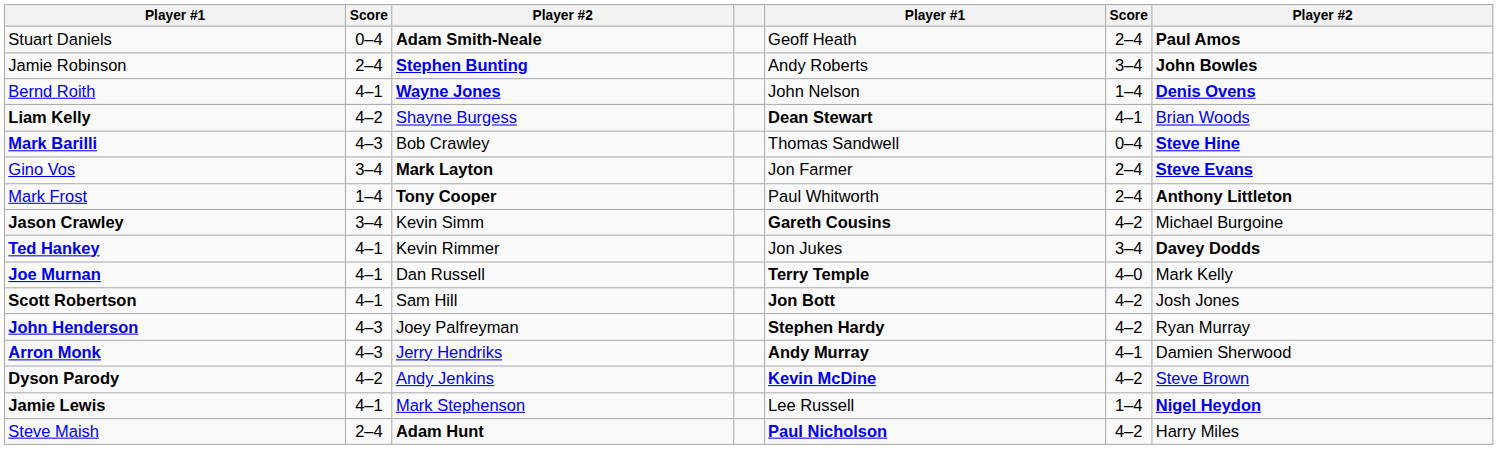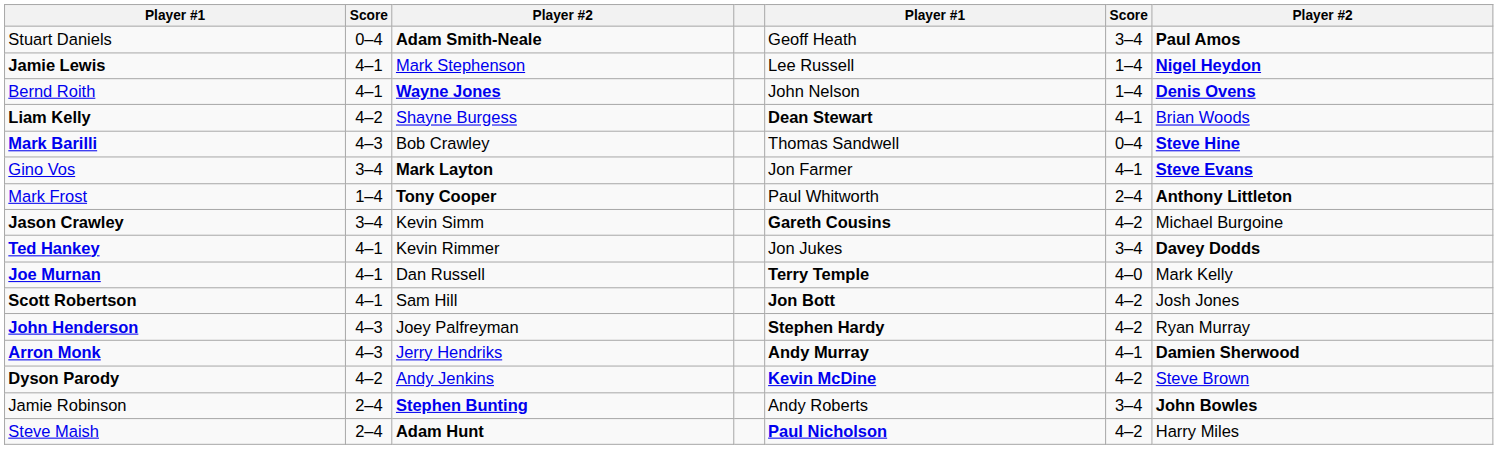(1129, 39) 2–4 -> (1129, 39) 3–4
rows swapped: (67, 65) <-> (57, 405)
(1129, 170) 2–4 -> (1129, 170) 4–1
(1224, 353) normal -> (1228, 353) bold
